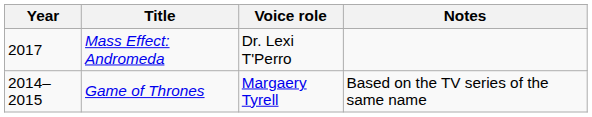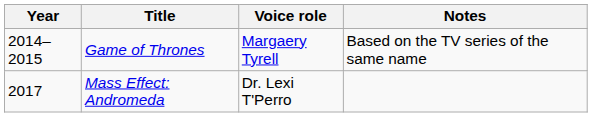rows swapped: (145, 91) <-> (127, 49)
